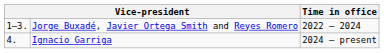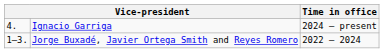rows swapped: (165, 26) <-> (72, 40)
